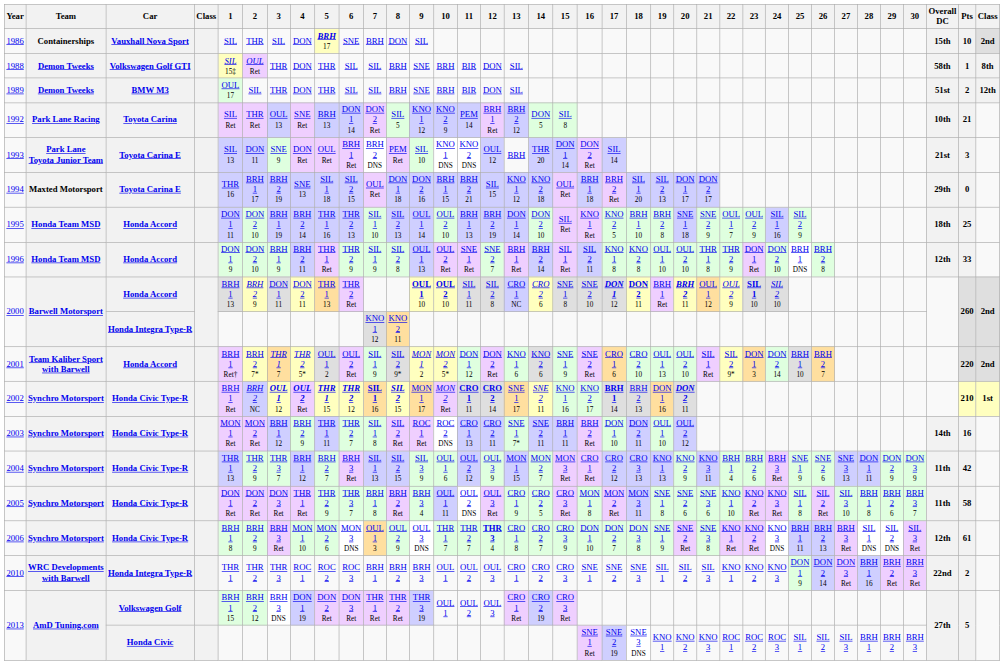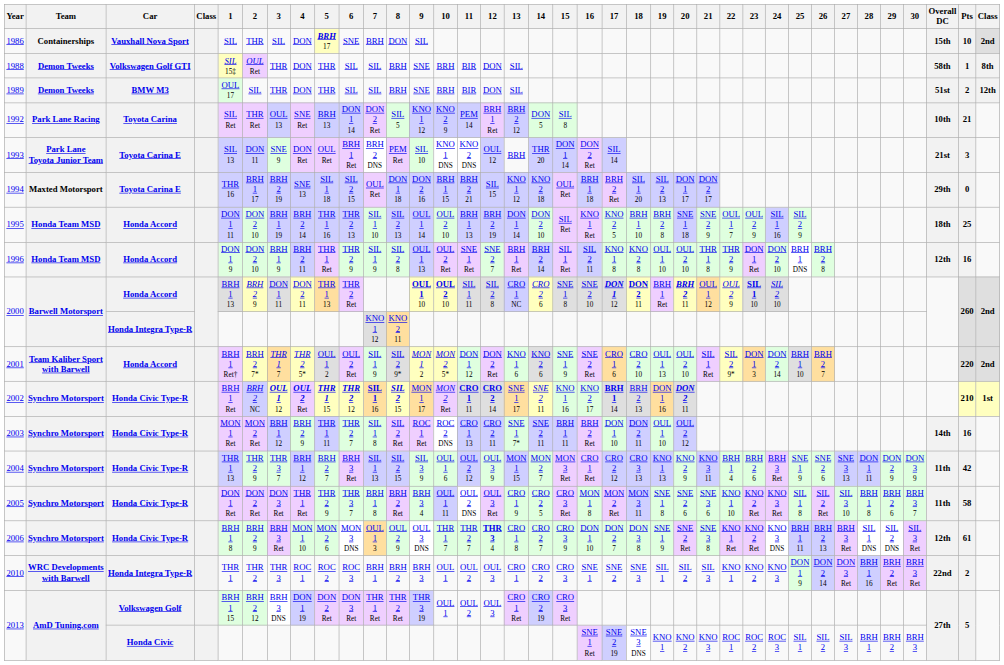(967, 259) 33 -> (967, 259) 16
